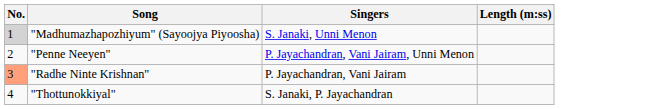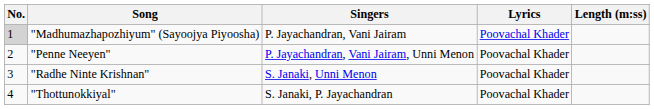+ column: (524, 14)
(321, 34) S. Janaki, Unni Menon -> (336, 34) P. Jayachandran, Vani Jairam
(10, 74) lightsalmon background -> (10, 74) no background
(336, 74) P. Jayachandran, Vani Jairam -> (321, 74) S. Janaki, Unni Menon
